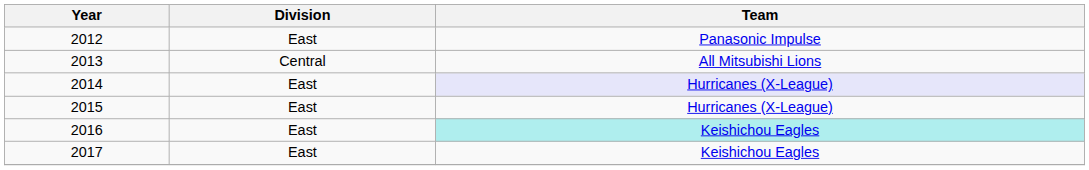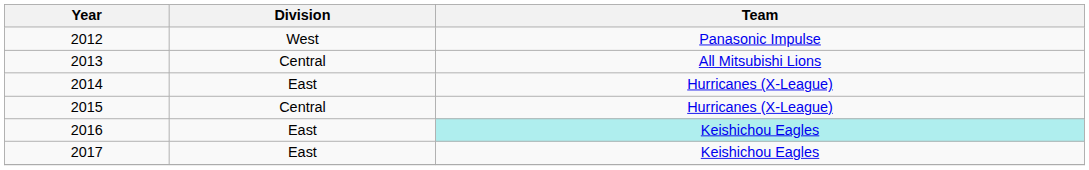(302, 38) East -> (302, 38) West
(760, 84) lavender background -> (760, 84) no background
(302, 107) East -> (302, 107) Central
